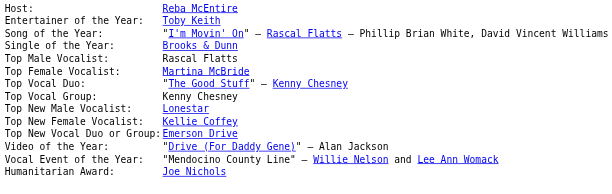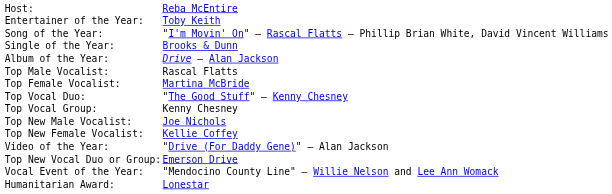+ row: (57, 59)
(186, 109) Lonestar -> (194, 122) Joe Nichols
rows swapped: (83, 134) <-> (57, 147)
(194, 172) Joe Nichols -> (186, 184) Lonestar
